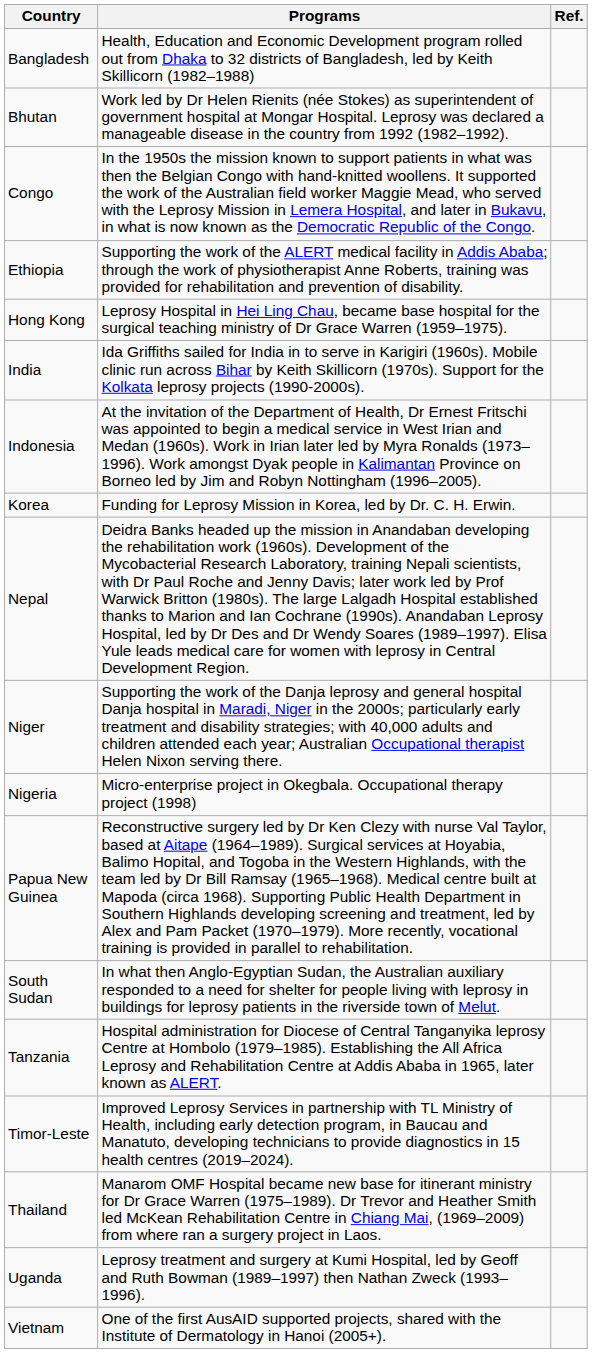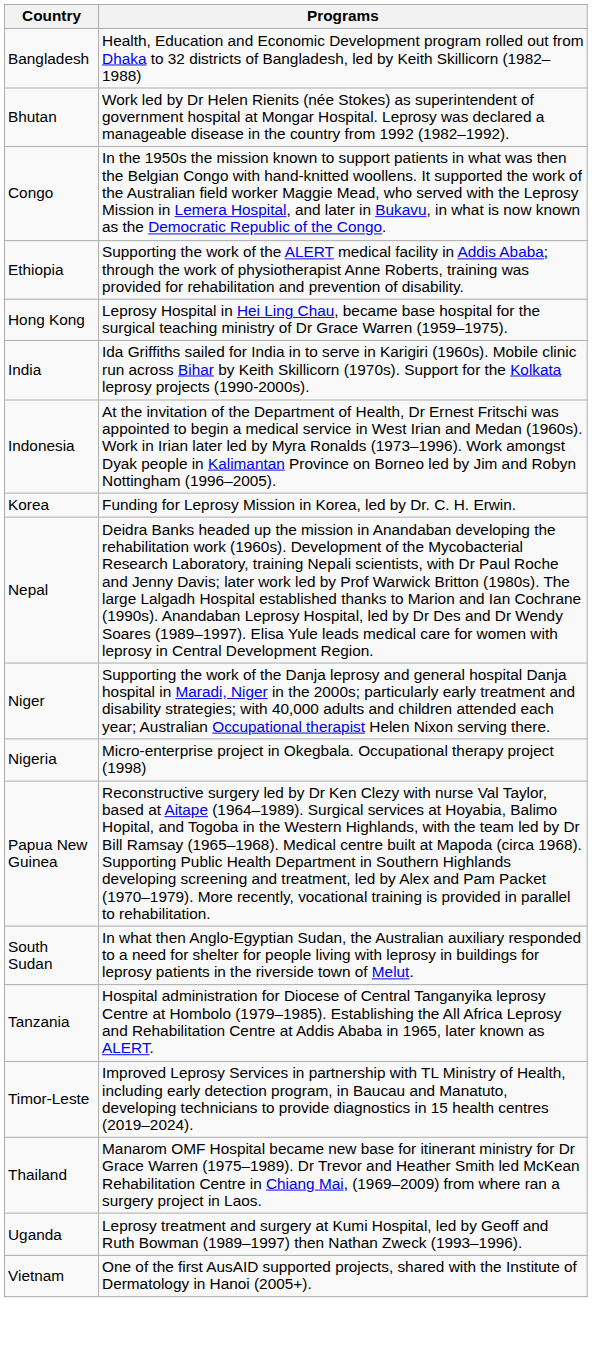- column: (569, 16)
